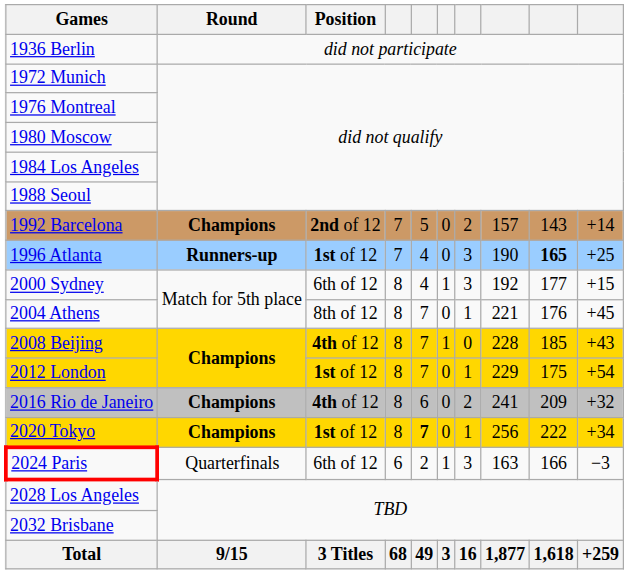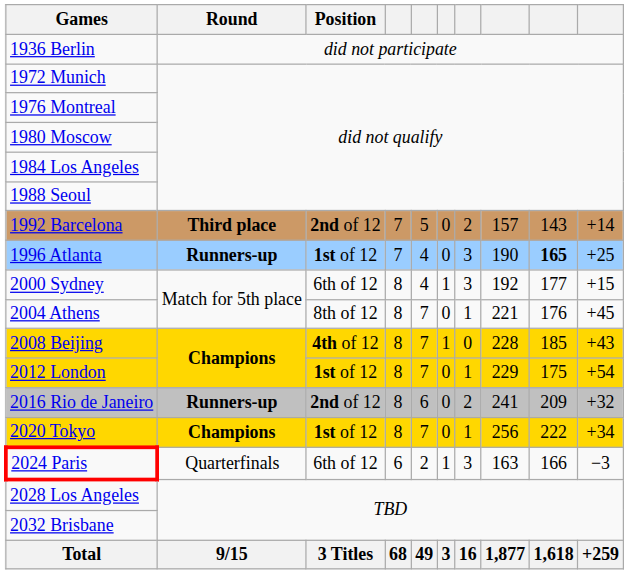(232, 225) Champions -> (232, 225) Third place
(232, 402) Champions -> (232, 402) Runners-up
(345, 402) 4th of 12 -> (345, 402) 2nd of 12
(424, 432) bold -> (424, 432) normal
